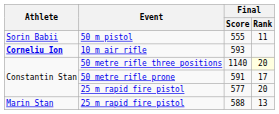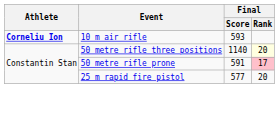- row: (238, 37)
(263, 76) no background -> (263, 63) pink background
- row: (238, 103)
